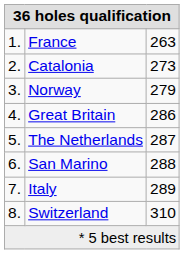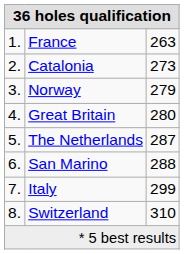(163, 115) 286 -> (163, 115) 280
(163, 189) 289 -> (163, 189) 299
